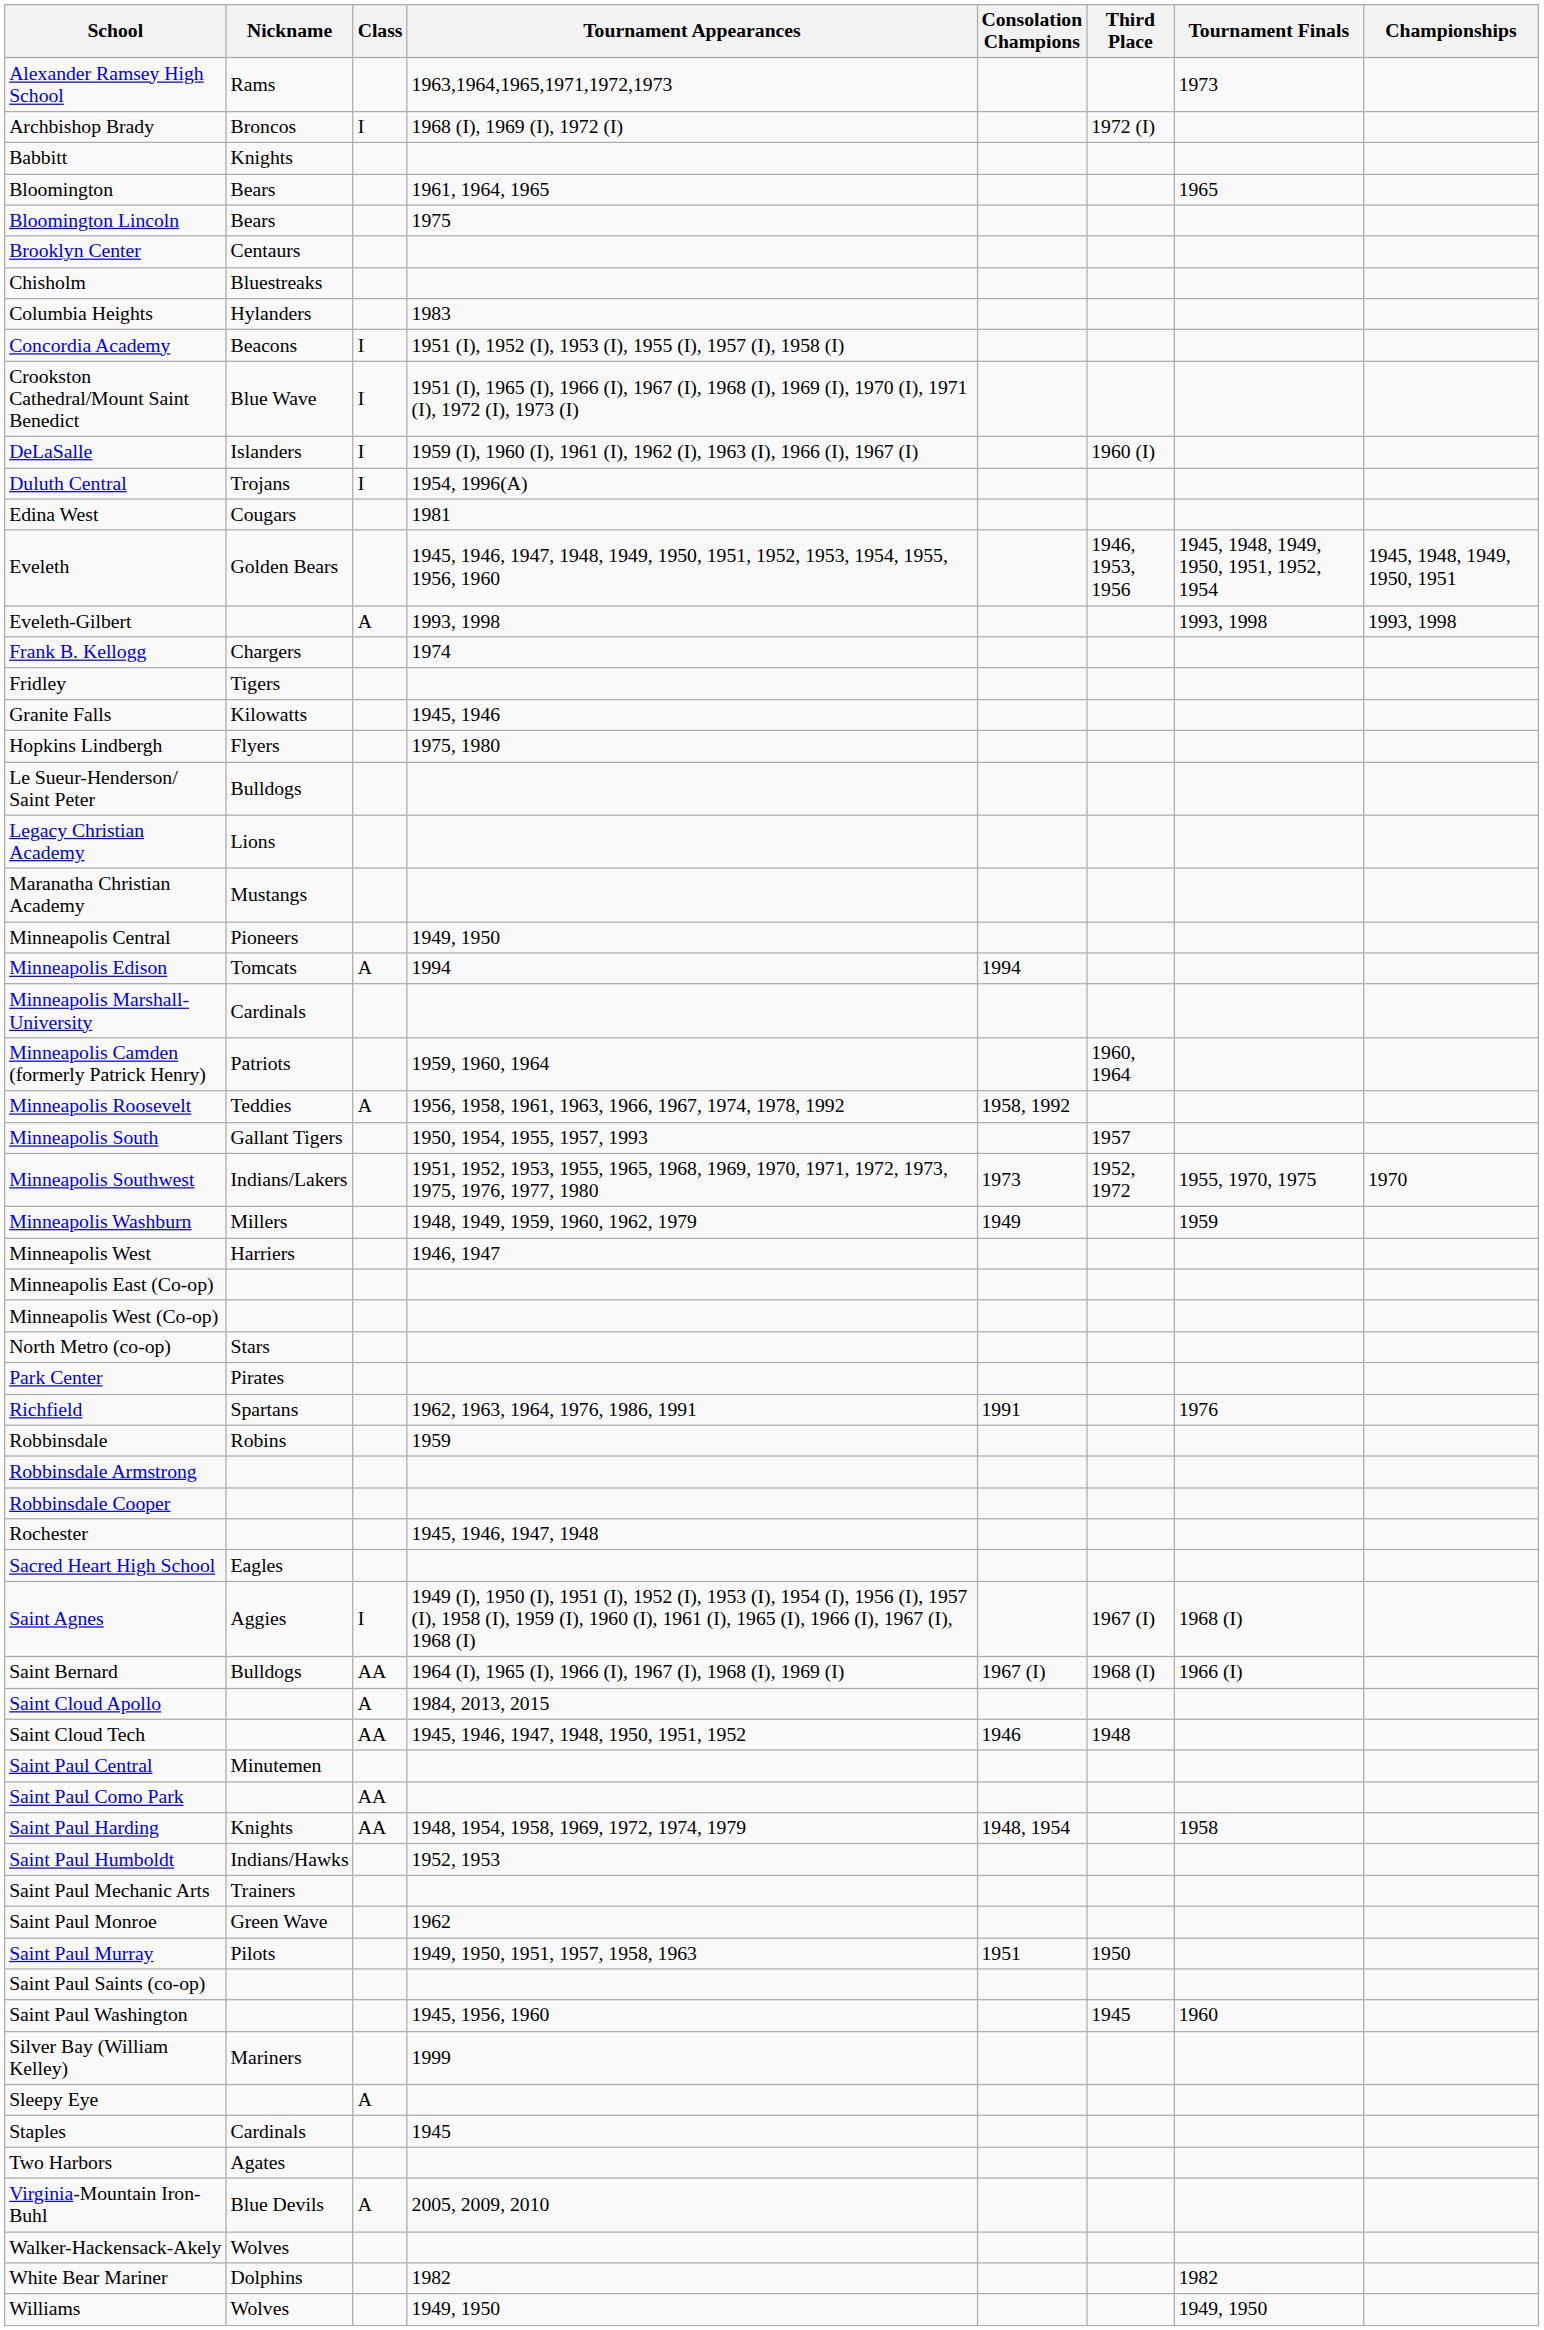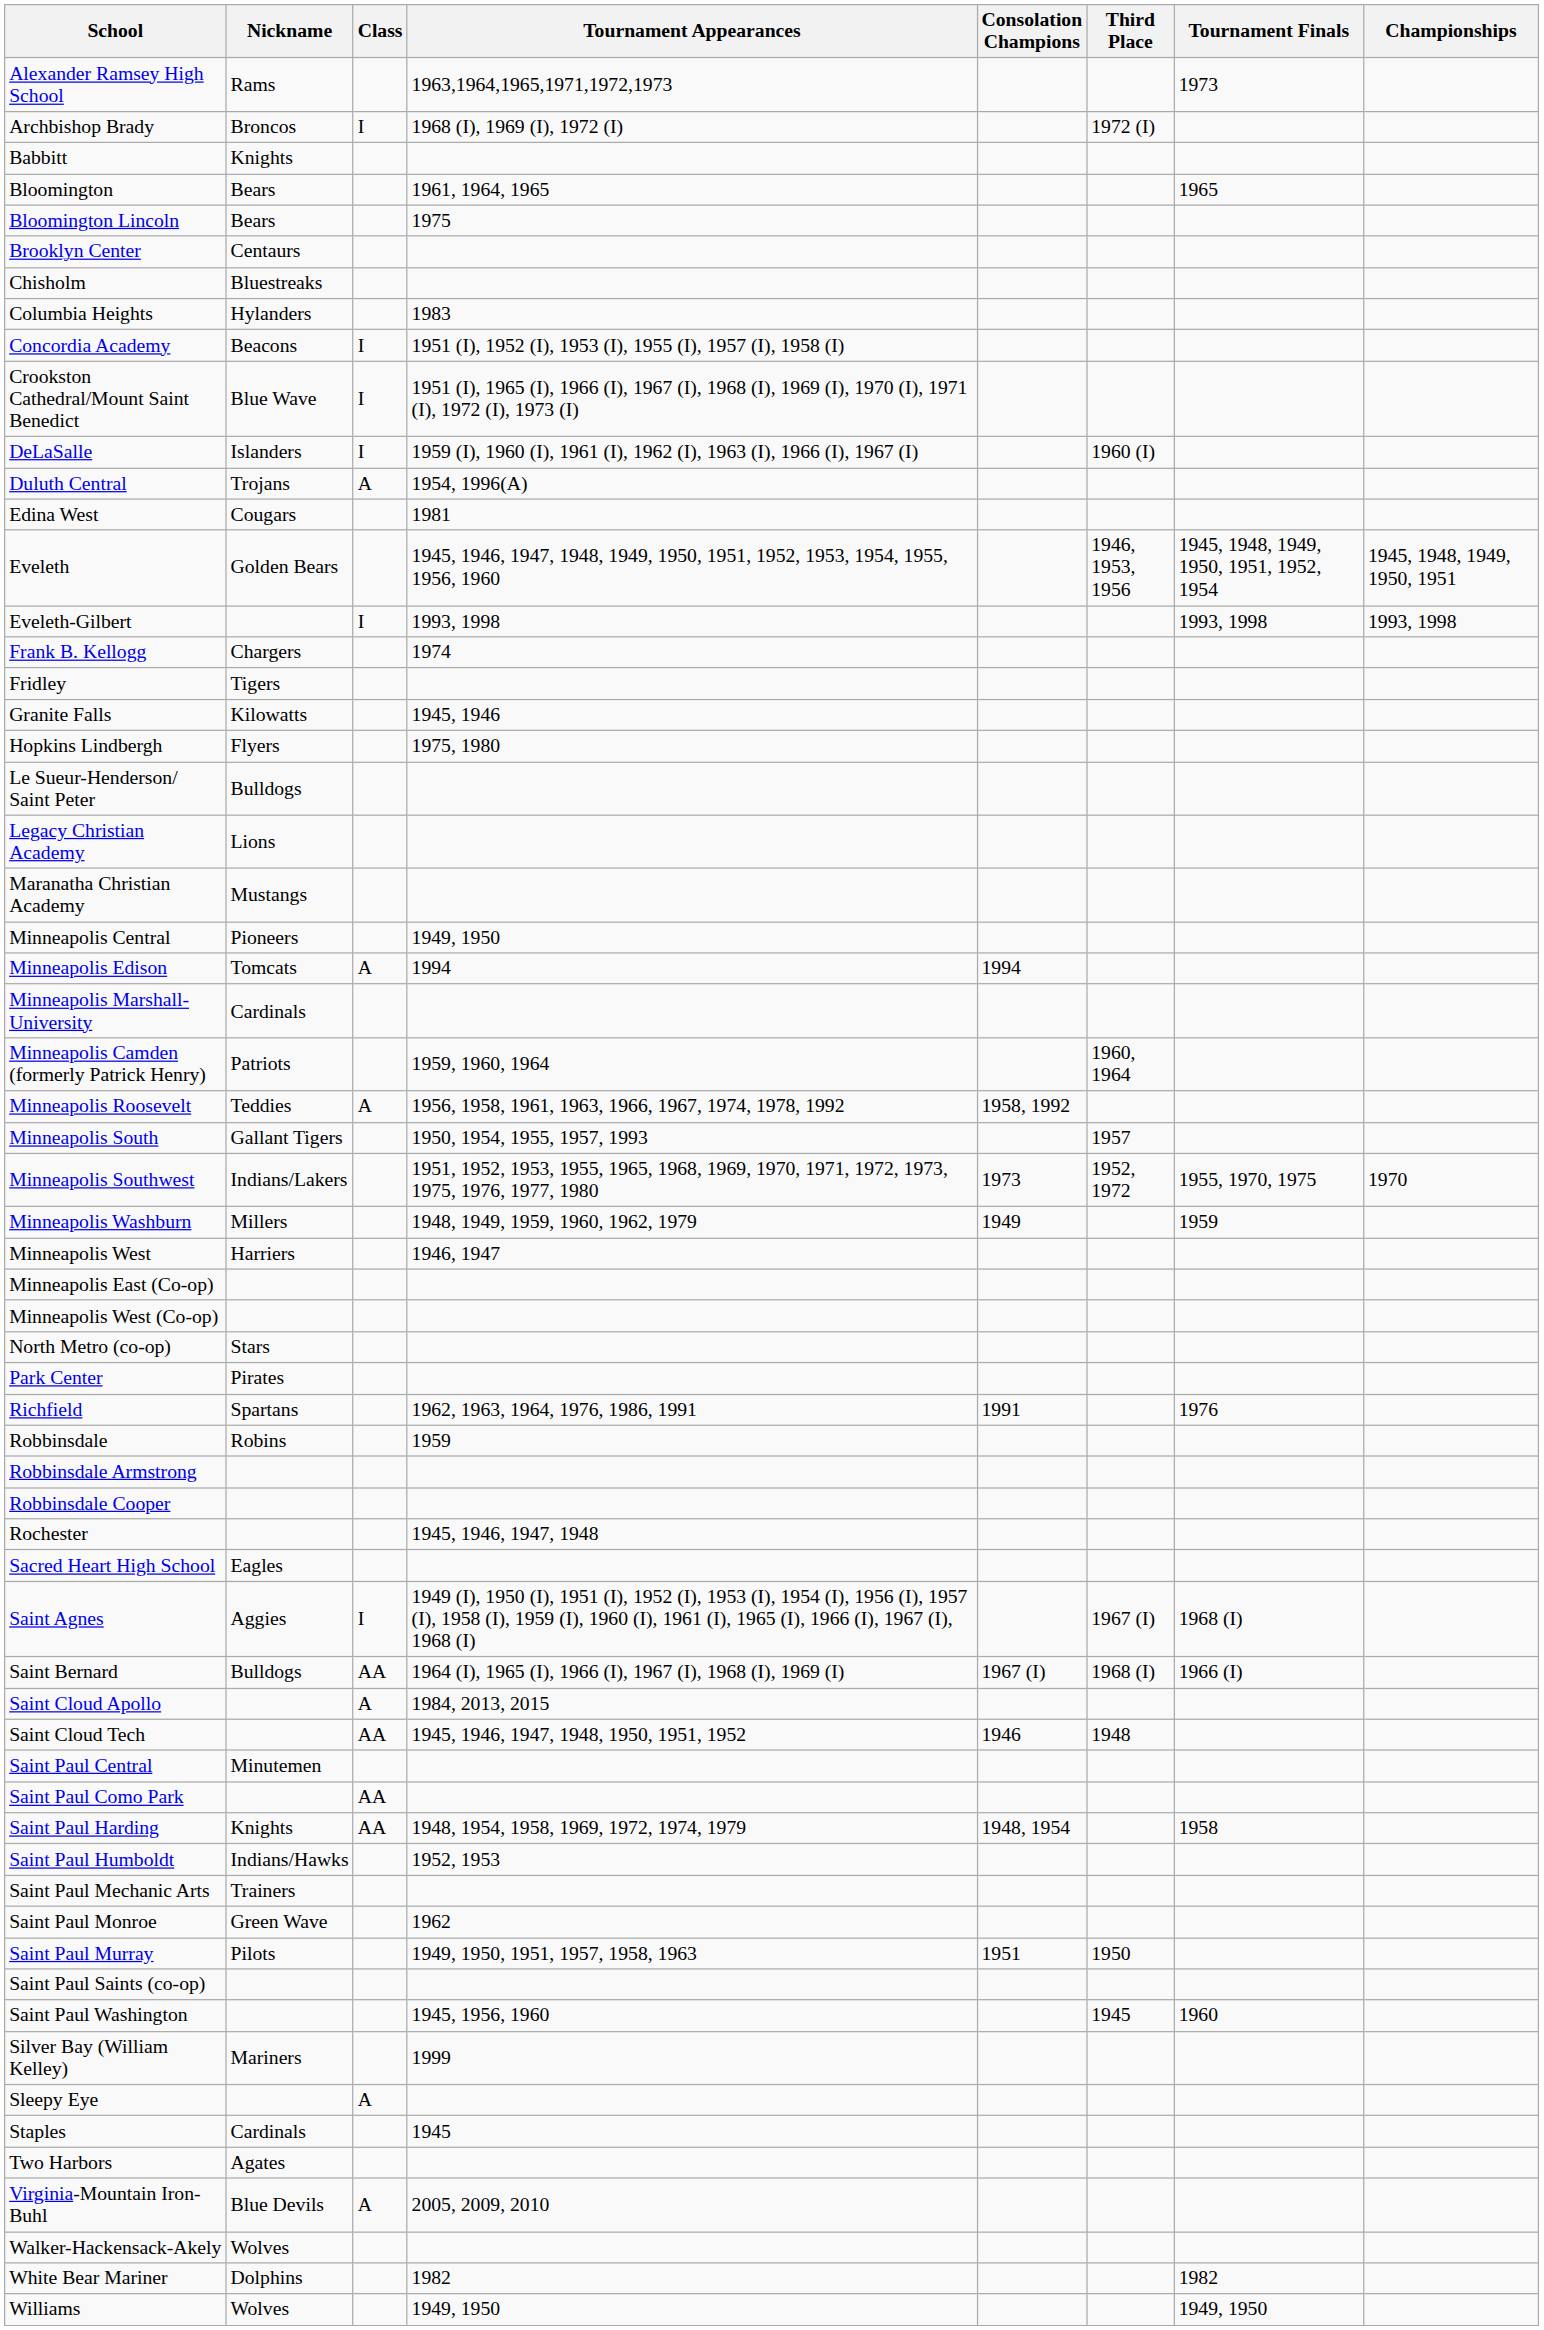(361, 483) I -> (365, 483) A
(365, 621) A -> (361, 621) I
